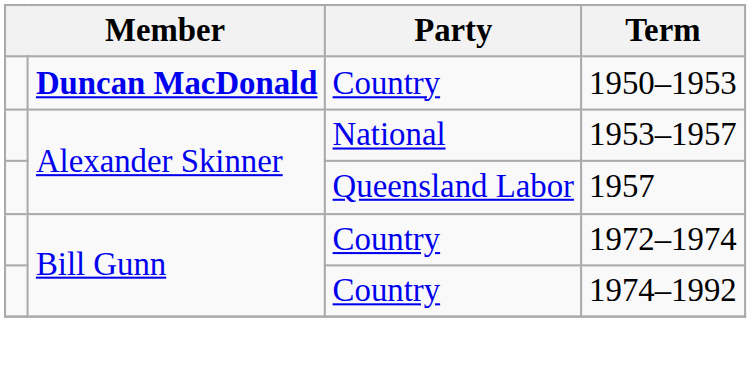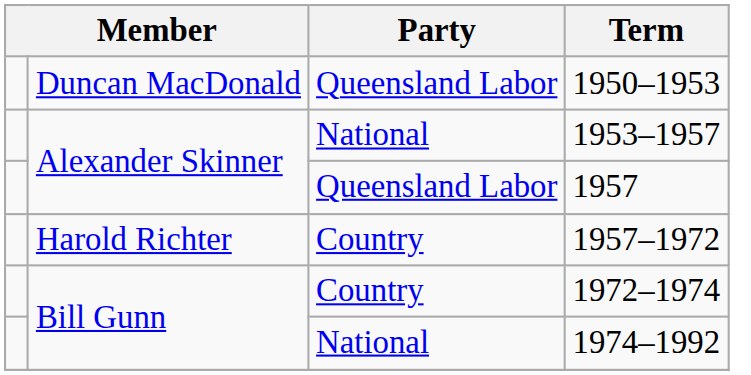(177, 82) bold -> (168, 82) normal
(386, 82) Country -> (437, 82) Queensland Labor
+ row: (646, 238)
(386, 290) Country -> (373, 342) National
